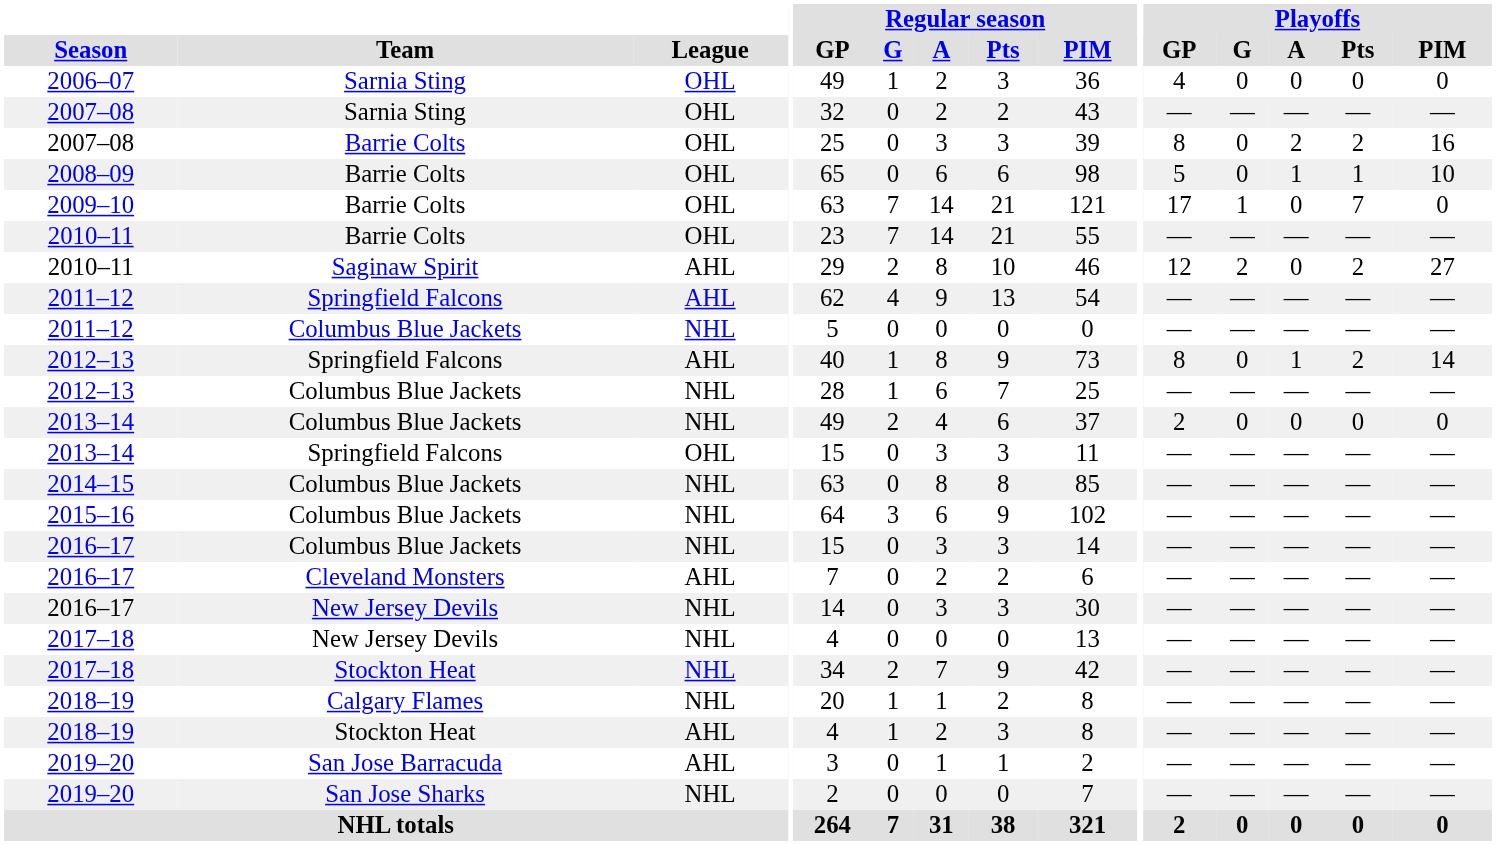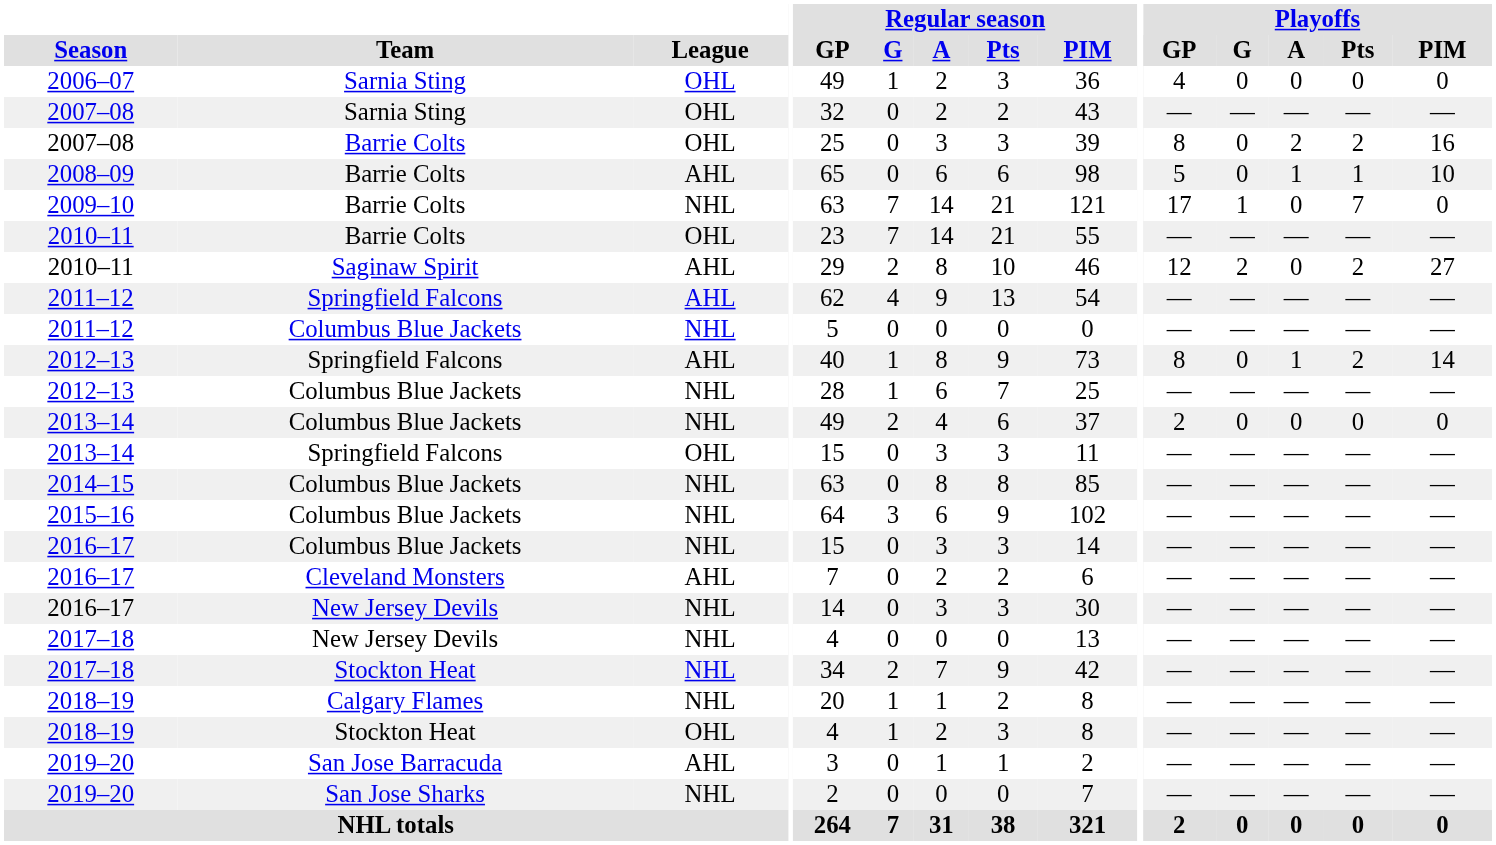(710, 174) OHL -> (710, 174) AHL
(710, 205) OHL -> (710, 205) NHL
(710, 732) AHL -> (710, 732) OHL
